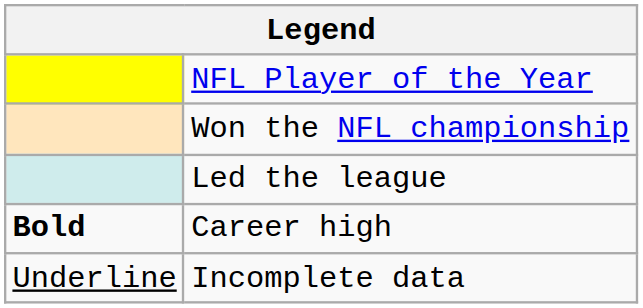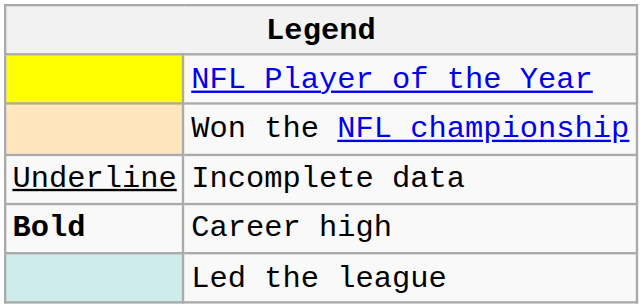rows swapped: (319, 179) <-> (328, 278)
